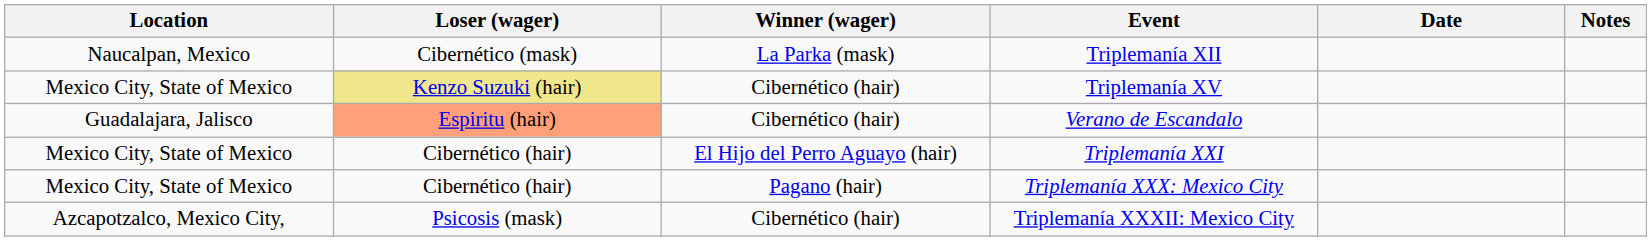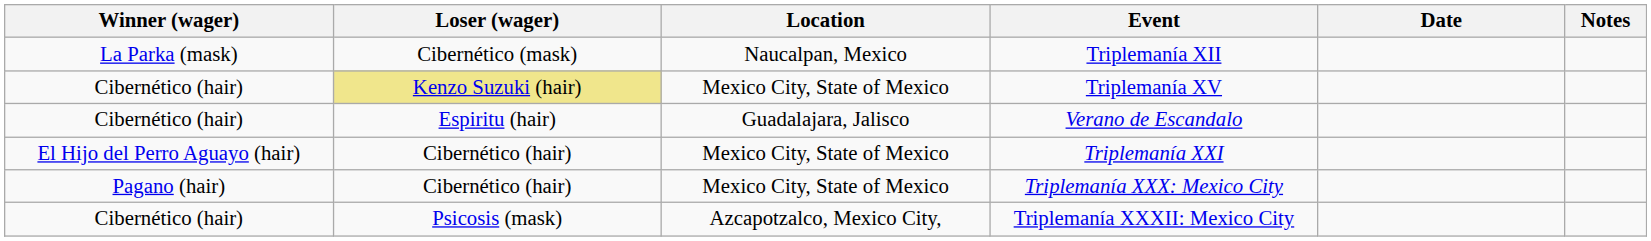columns swapped: (826, 20) <-> (169, 20)
(497, 119) lightsalmon background -> (497, 119) no background
